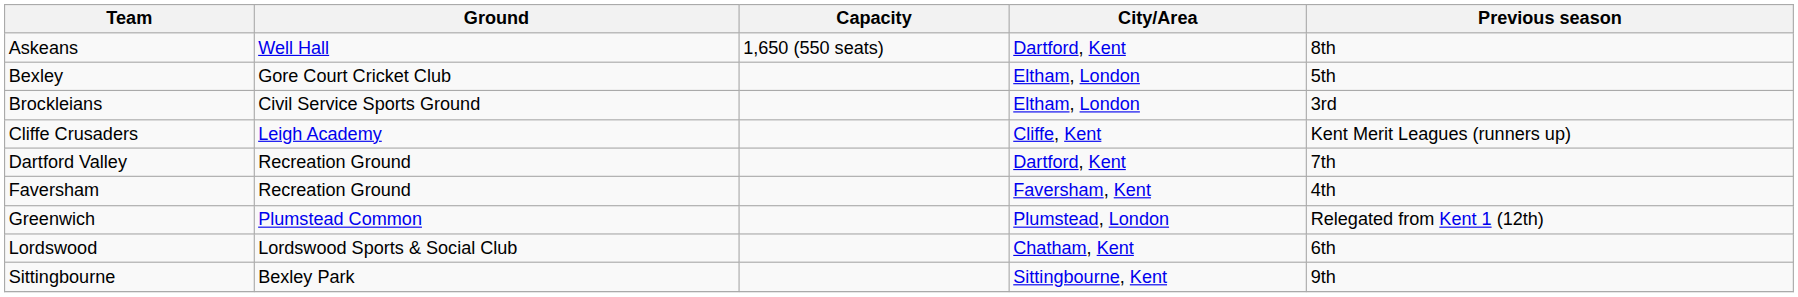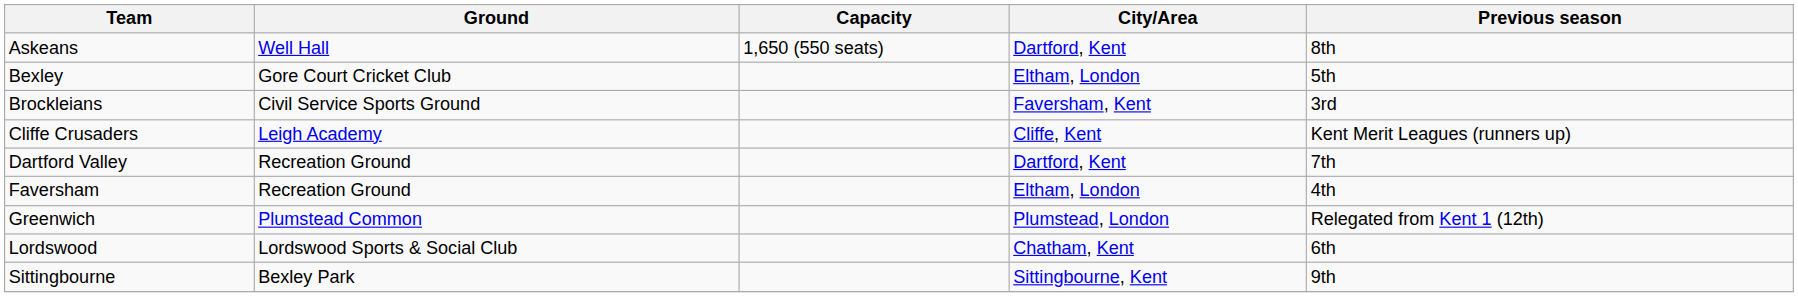(1077, 104) Eltham, London -> (1082, 104) Faversham, Kent
(1082, 190) Faversham, Kent -> (1077, 190) Eltham, London
